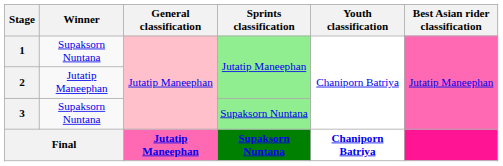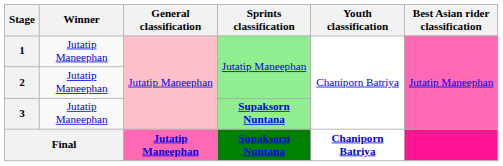(82, 51) Supaksorn Nuntana -> (82, 51) Jutatip Maneephan
(82, 113) Supaksorn Nuntana -> (82, 113) Jutatip Maneephan
(264, 113) normal -> (264, 113) bold
